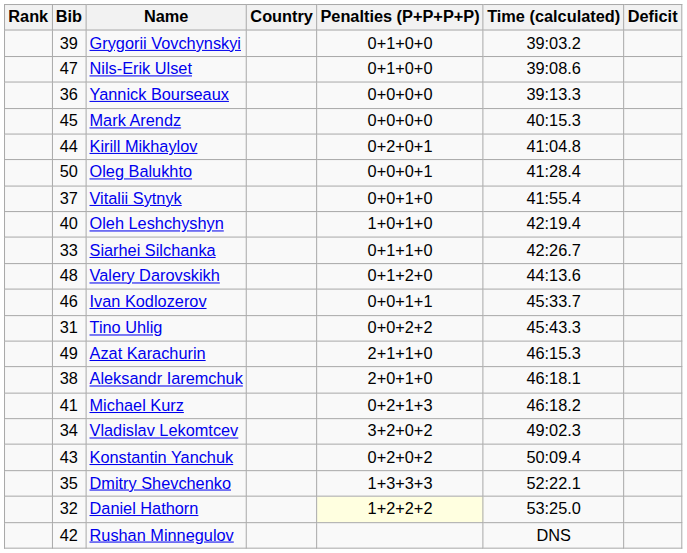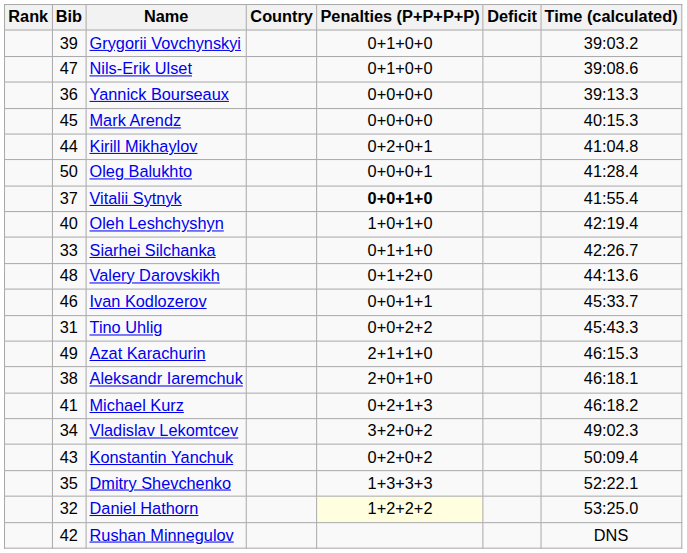columns swapped: (554, 17) <-> (653, 17)
(400, 198) normal -> (400, 198) bold
